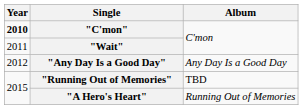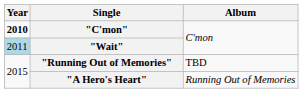(17, 46) no background -> (17, 46) lightblue background
- row: (107, 63)
